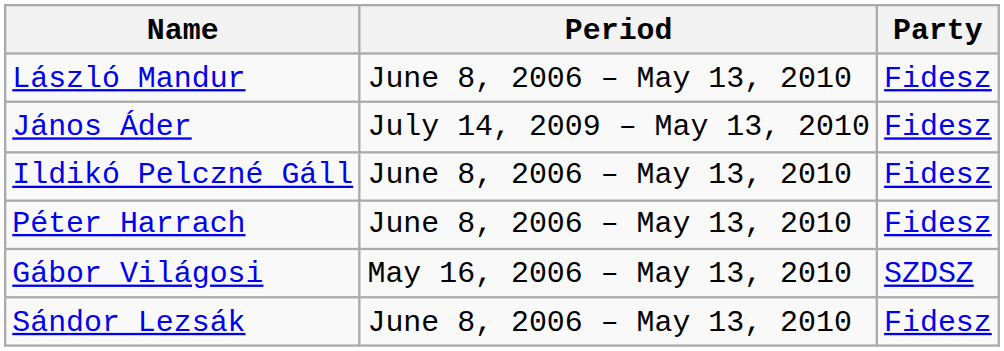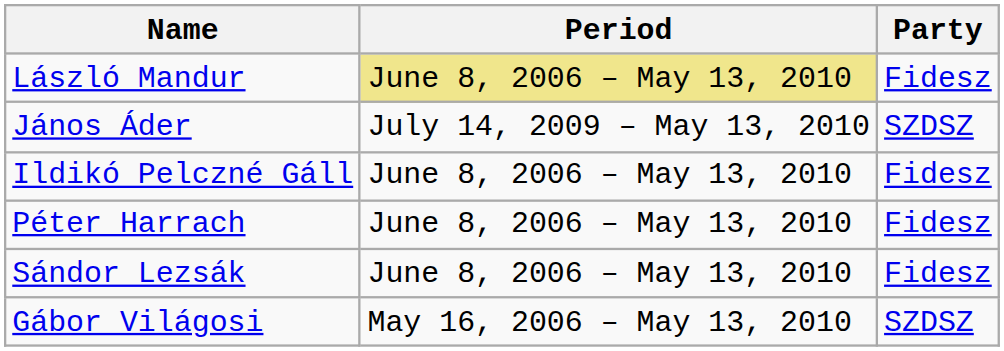(610, 78) no background -> (610, 78) khaki background
(938, 127) Fidesz -> (929, 127) SZDSZ
rows swapped: (129, 322) <-> (138, 273)
